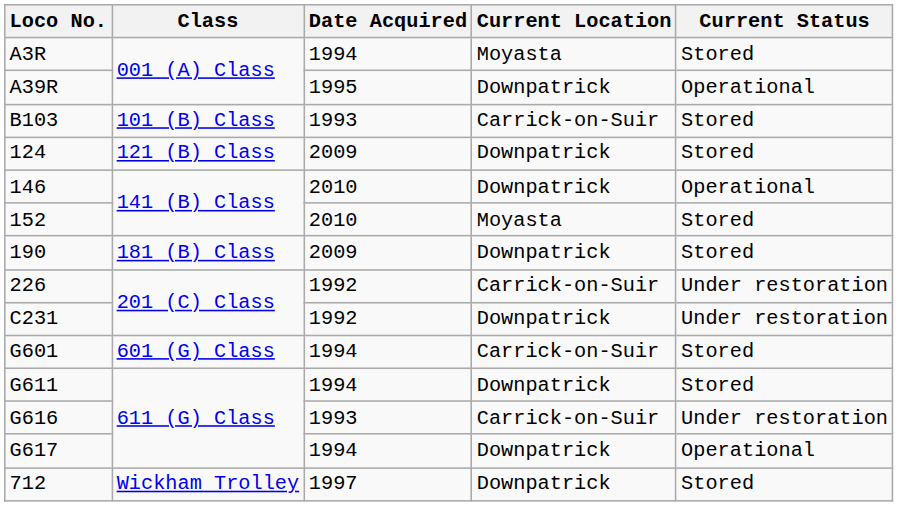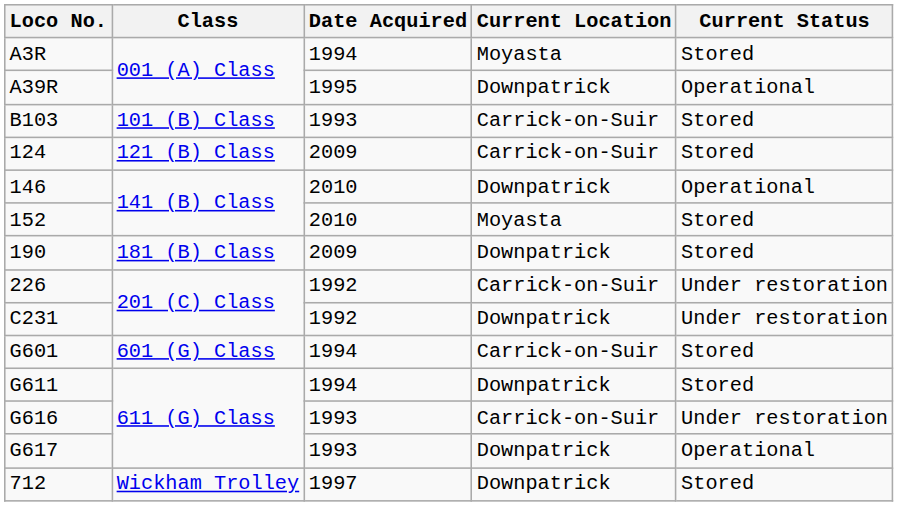(544, 154) Downpatrick -> (568, 154) Carrick-on-Suir
(333, 451) 1994 -> (333, 451) 1993
